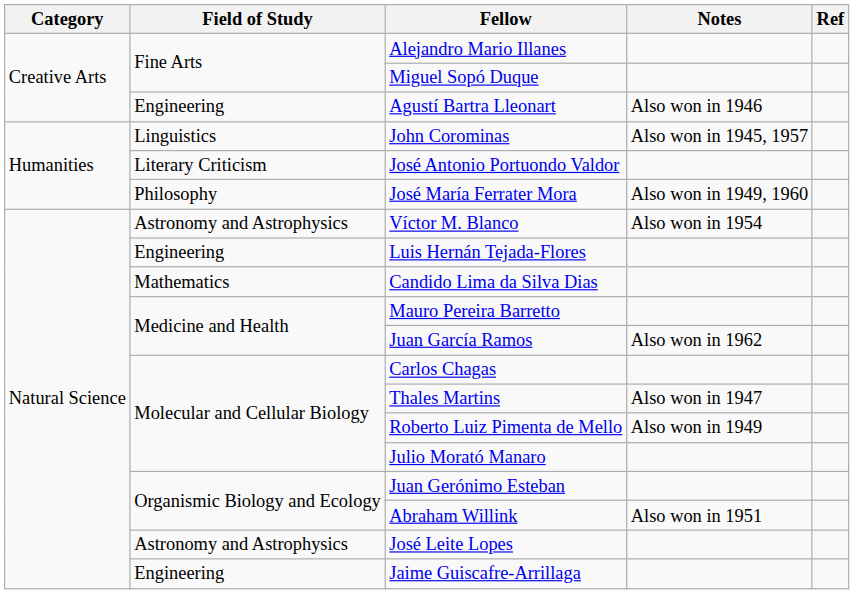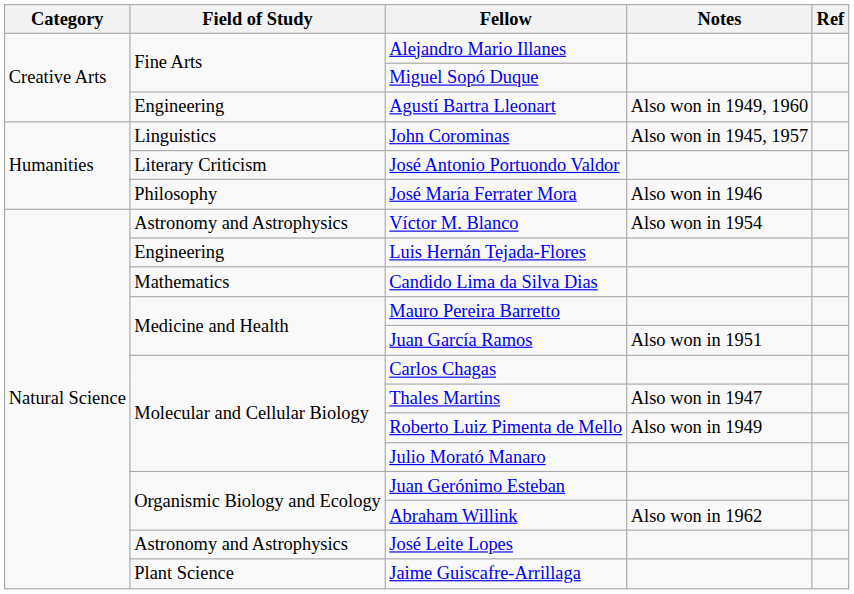(696, 106) Also won in 1946 -> (719, 106) Also won in 1949, 1960
(719, 194) Also won in 1949, 1960 -> (696, 194) Also won in 1946
(696, 340) Also won in 1962 -> (696, 340) Also won in 1951
(696, 515) Also won in 1951 -> (696, 515) Also won in 1962
(179, 573) Engineering -> (184, 573) Plant Science
